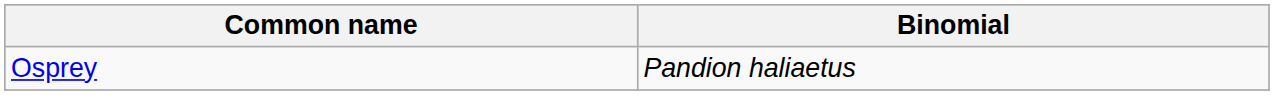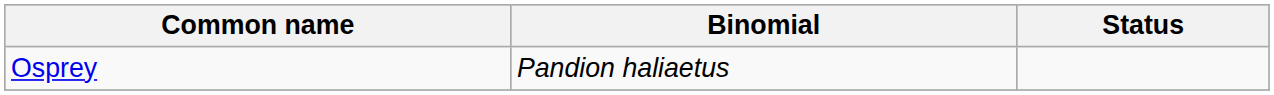+ column: (1143, 25)
